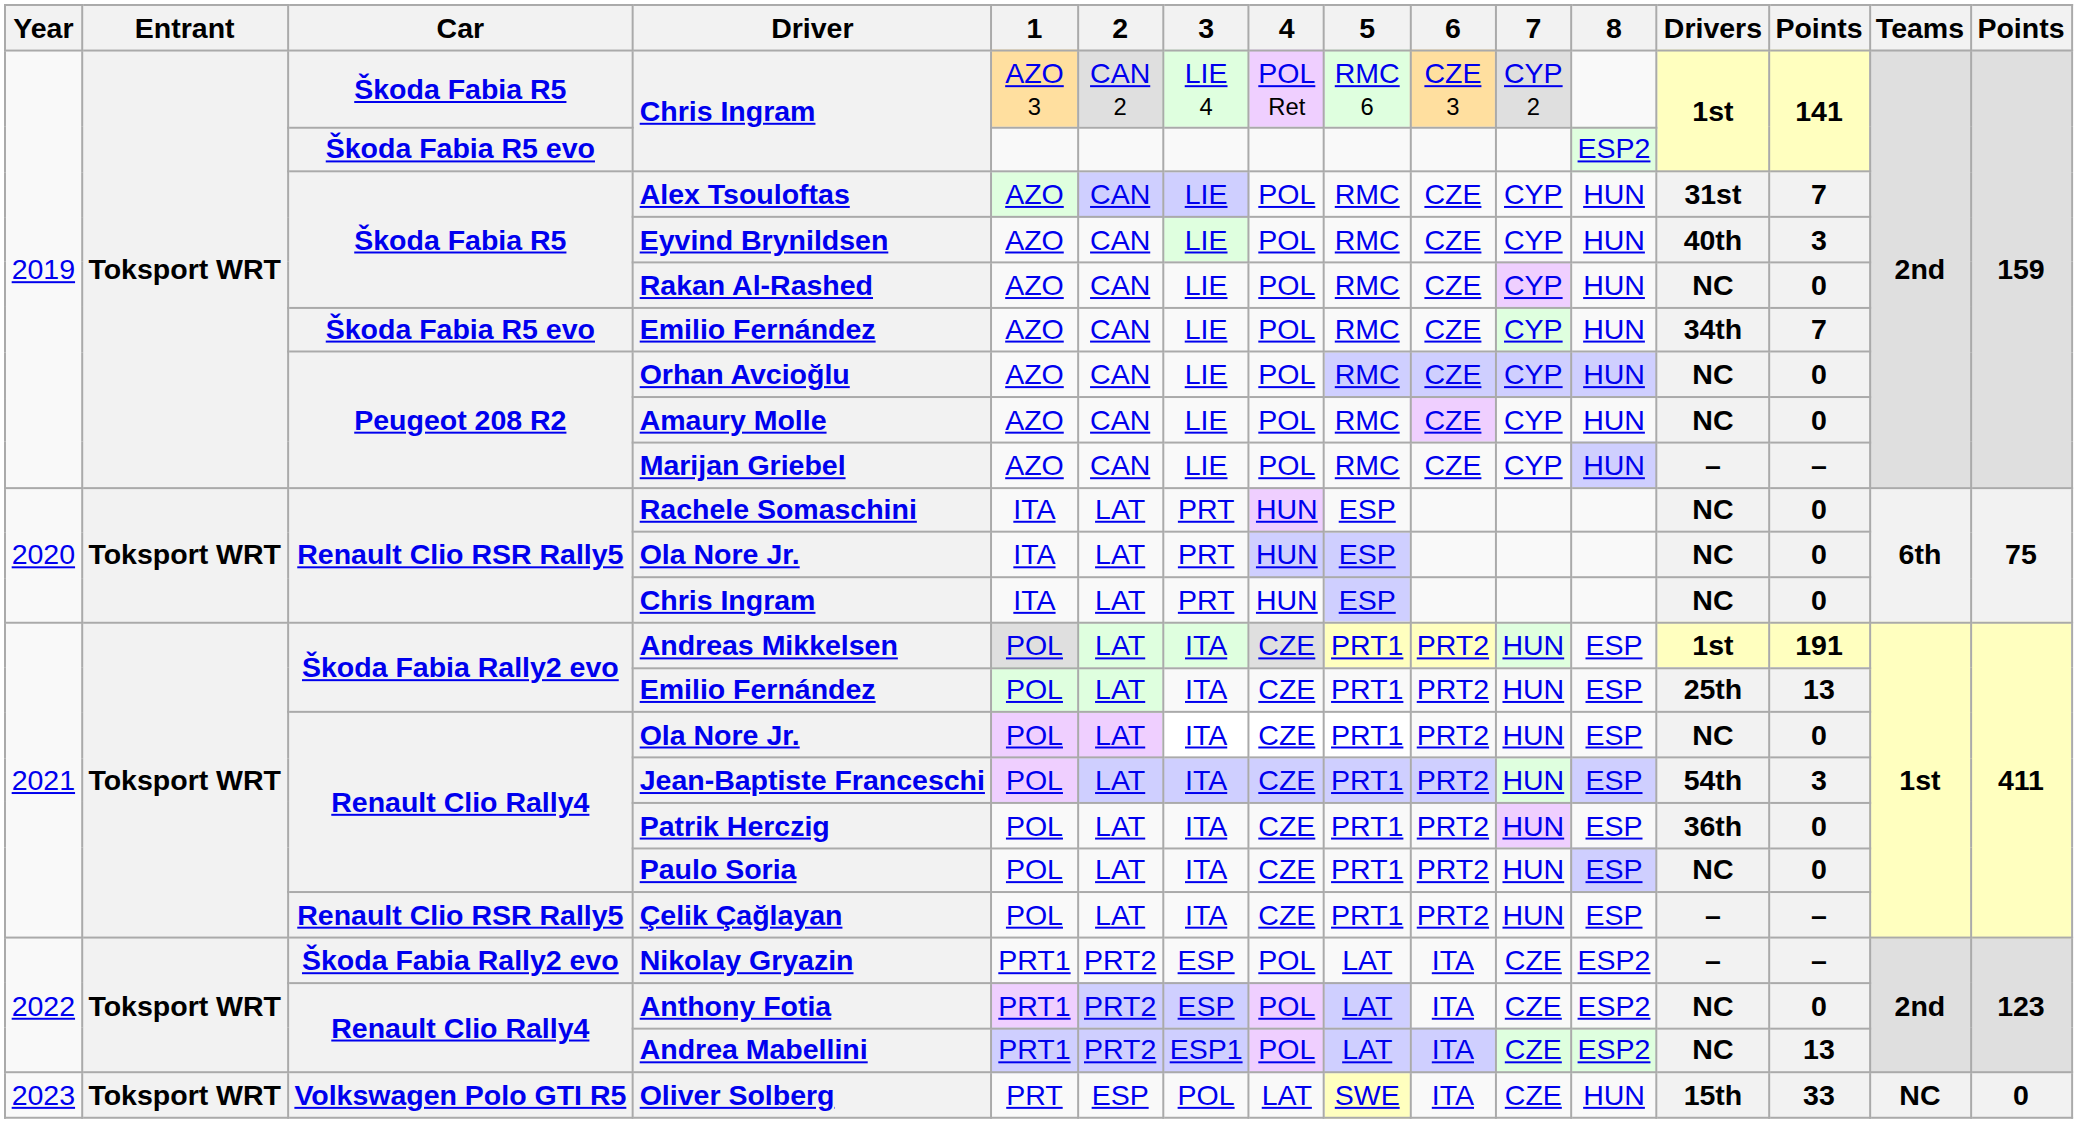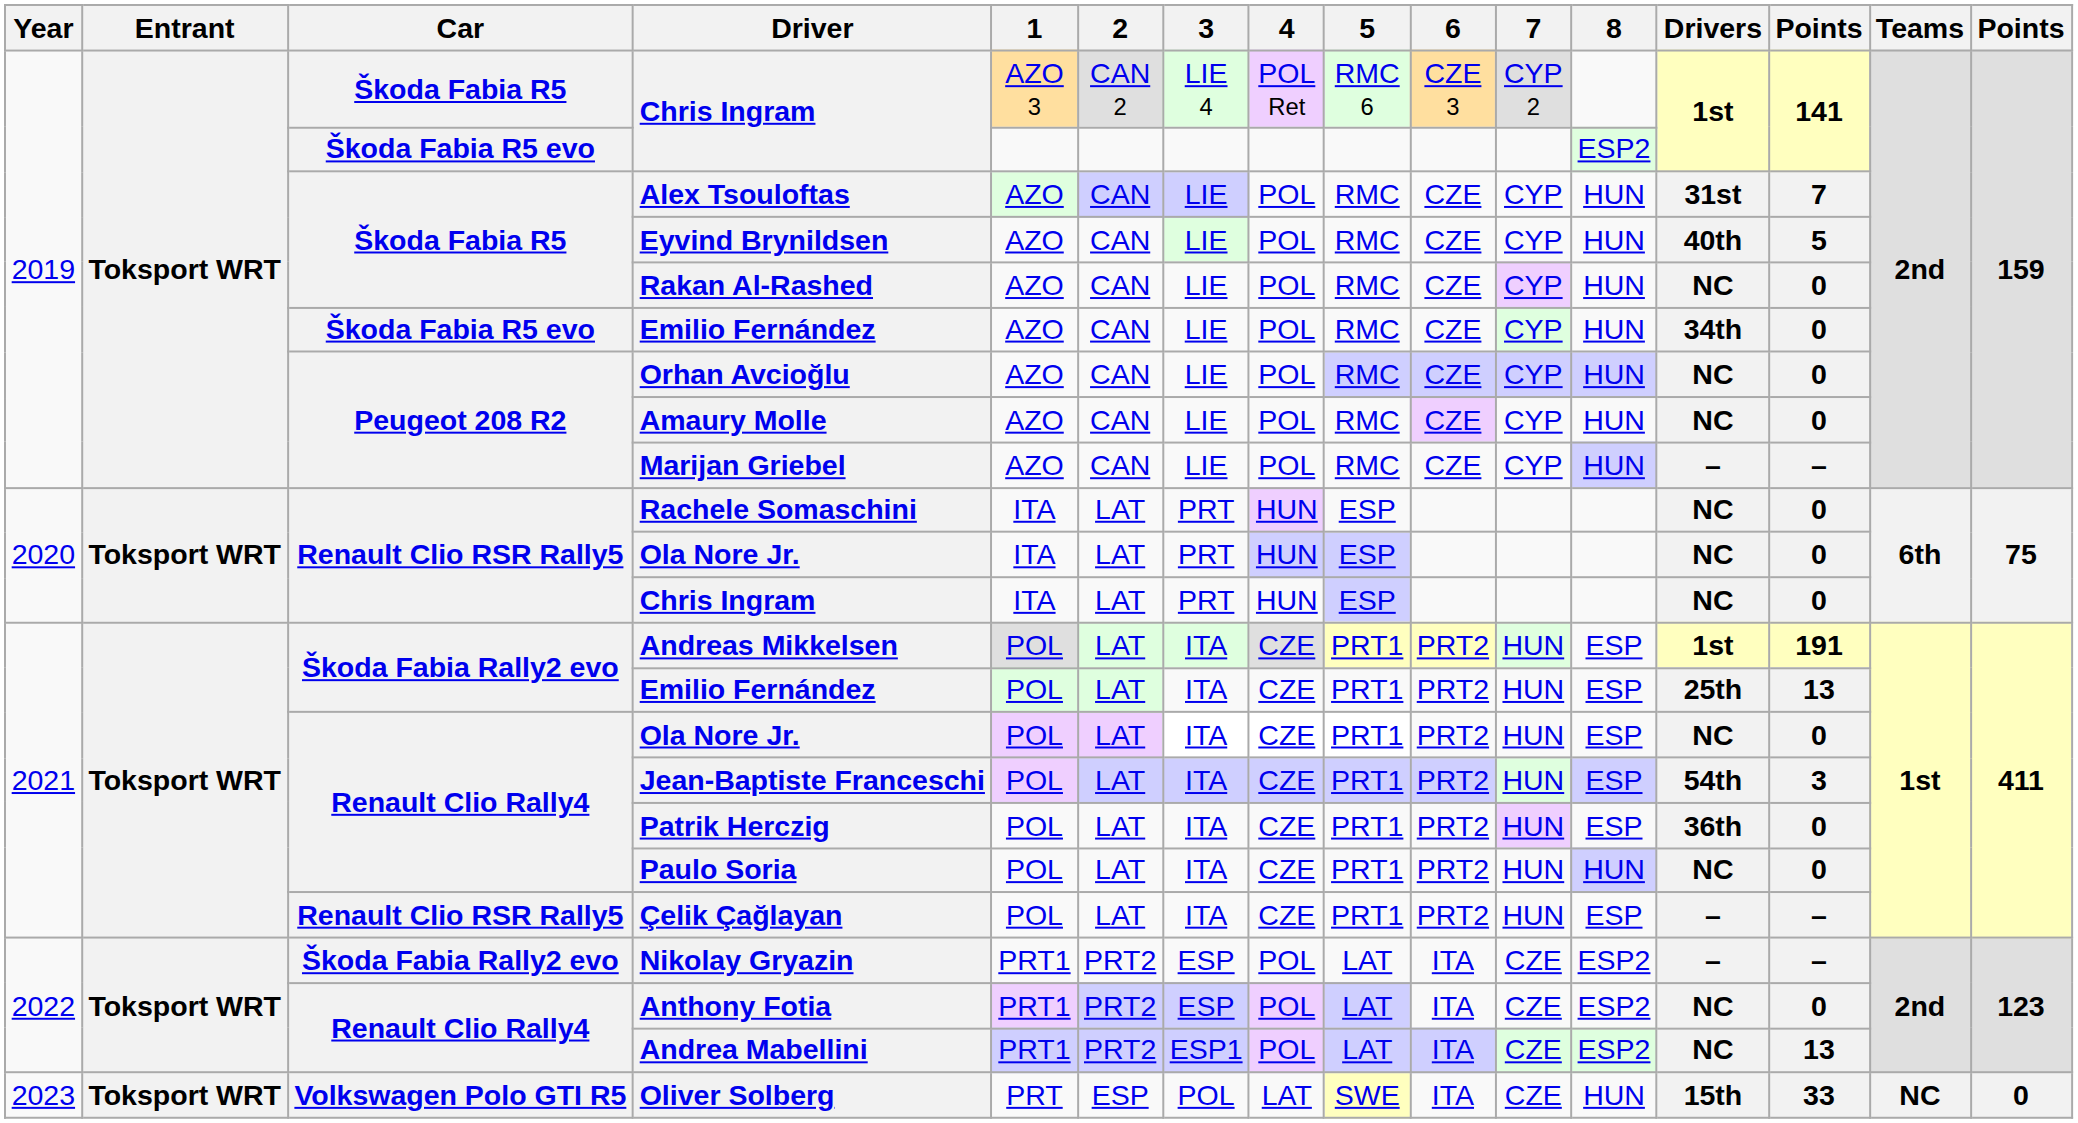(1819, 240) 3 -> (1819, 240) 5
(1819, 330) 7 -> (1819, 330) 0
(1614, 870) ESP -> (1614, 870) HUN
